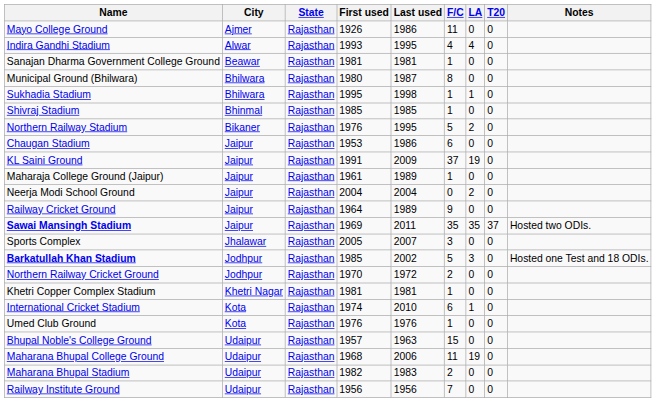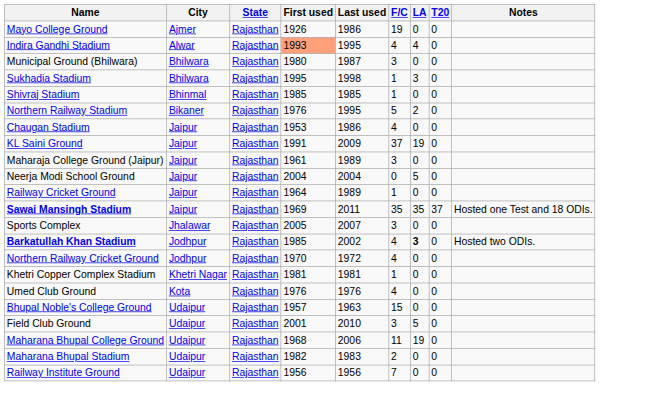(452, 29) 11 -> (397, 29) 19
(351, 46) no background -> (295, 46) lightsalmon background
- row: (113, 62)
(450, 78) 8 -> (394, 62) 3
(471, 95) 1 -> (416, 78) 3
(450, 144) 6 -> (394, 128) 4
(450, 177) 1 -> (394, 160) 3
(471, 193) 2 -> (416, 177) 5
(450, 210) 9 -> (394, 193) 1
(550, 226) Hosted two ODIs. -> (523, 210) Hosted one Test and 18 ODIs.
(450, 259) 5 -> (394, 242) 4
(471, 259) normal -> (416, 242) bold
(579, 259) Hosted one Test and 18 ODIs. -> (495, 242) Hosted two ODIs.
(450, 275) 2 -> (394, 259) 4
- row: (73, 308)
(450, 324) 1 -> (394, 291) 4
+ row: (49, 324)
